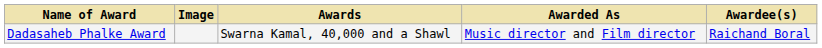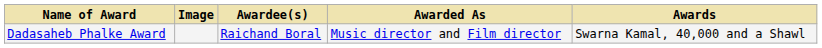columns swapped: (762, 14) <-> (340, 14)
